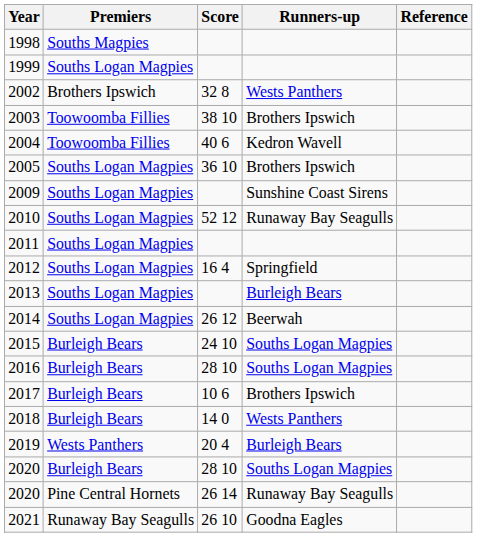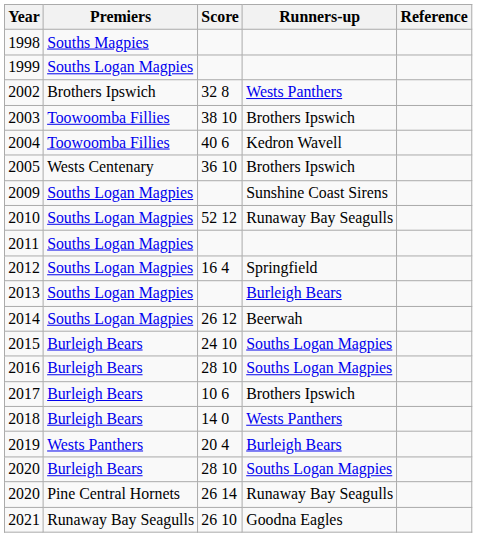(120, 167) Souths Logan Magpies -> (100, 167) Wests Centenary
